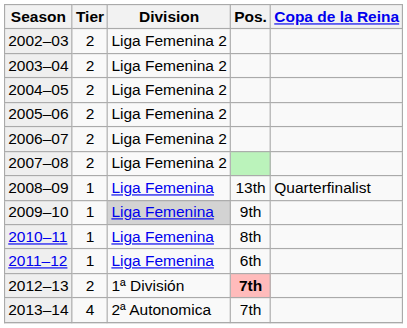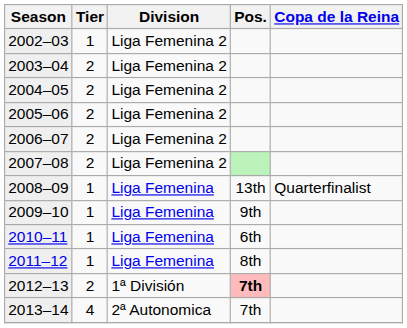(90, 41) 2 -> (90, 41) 1
(163, 212) lightgrey background -> (163, 212) no background
(251, 236) 8th -> (251, 236) 6th
(251, 261) 6th -> (251, 261) 8th
